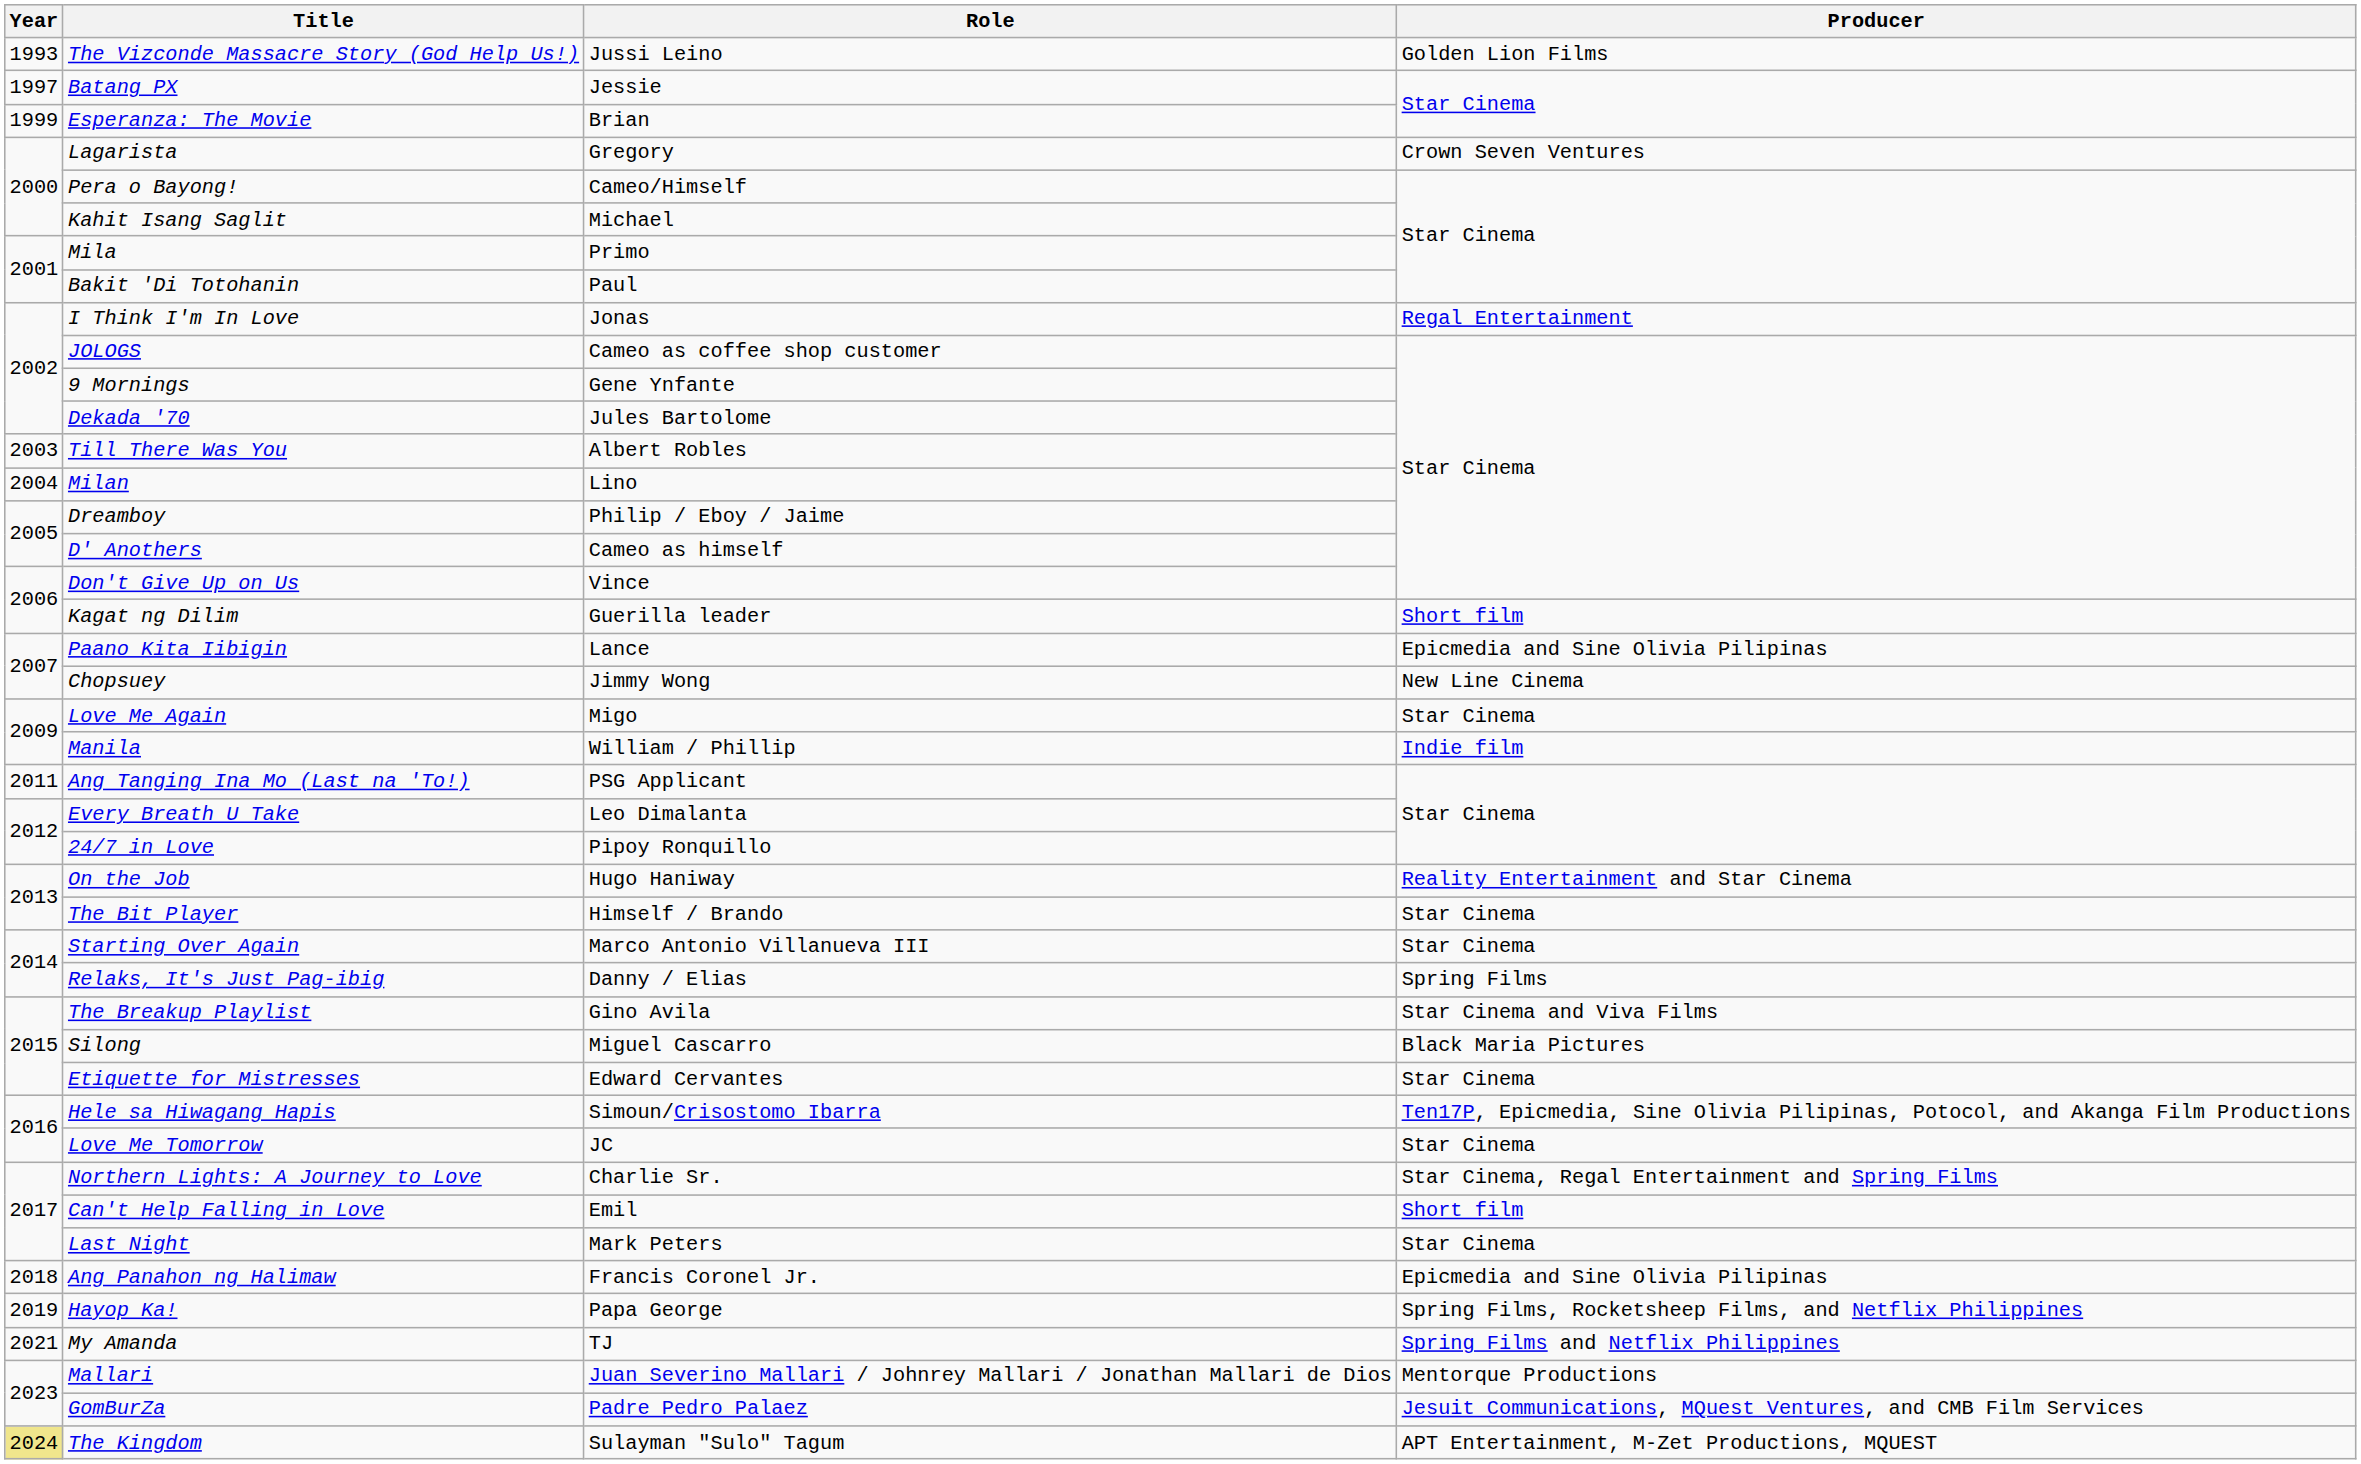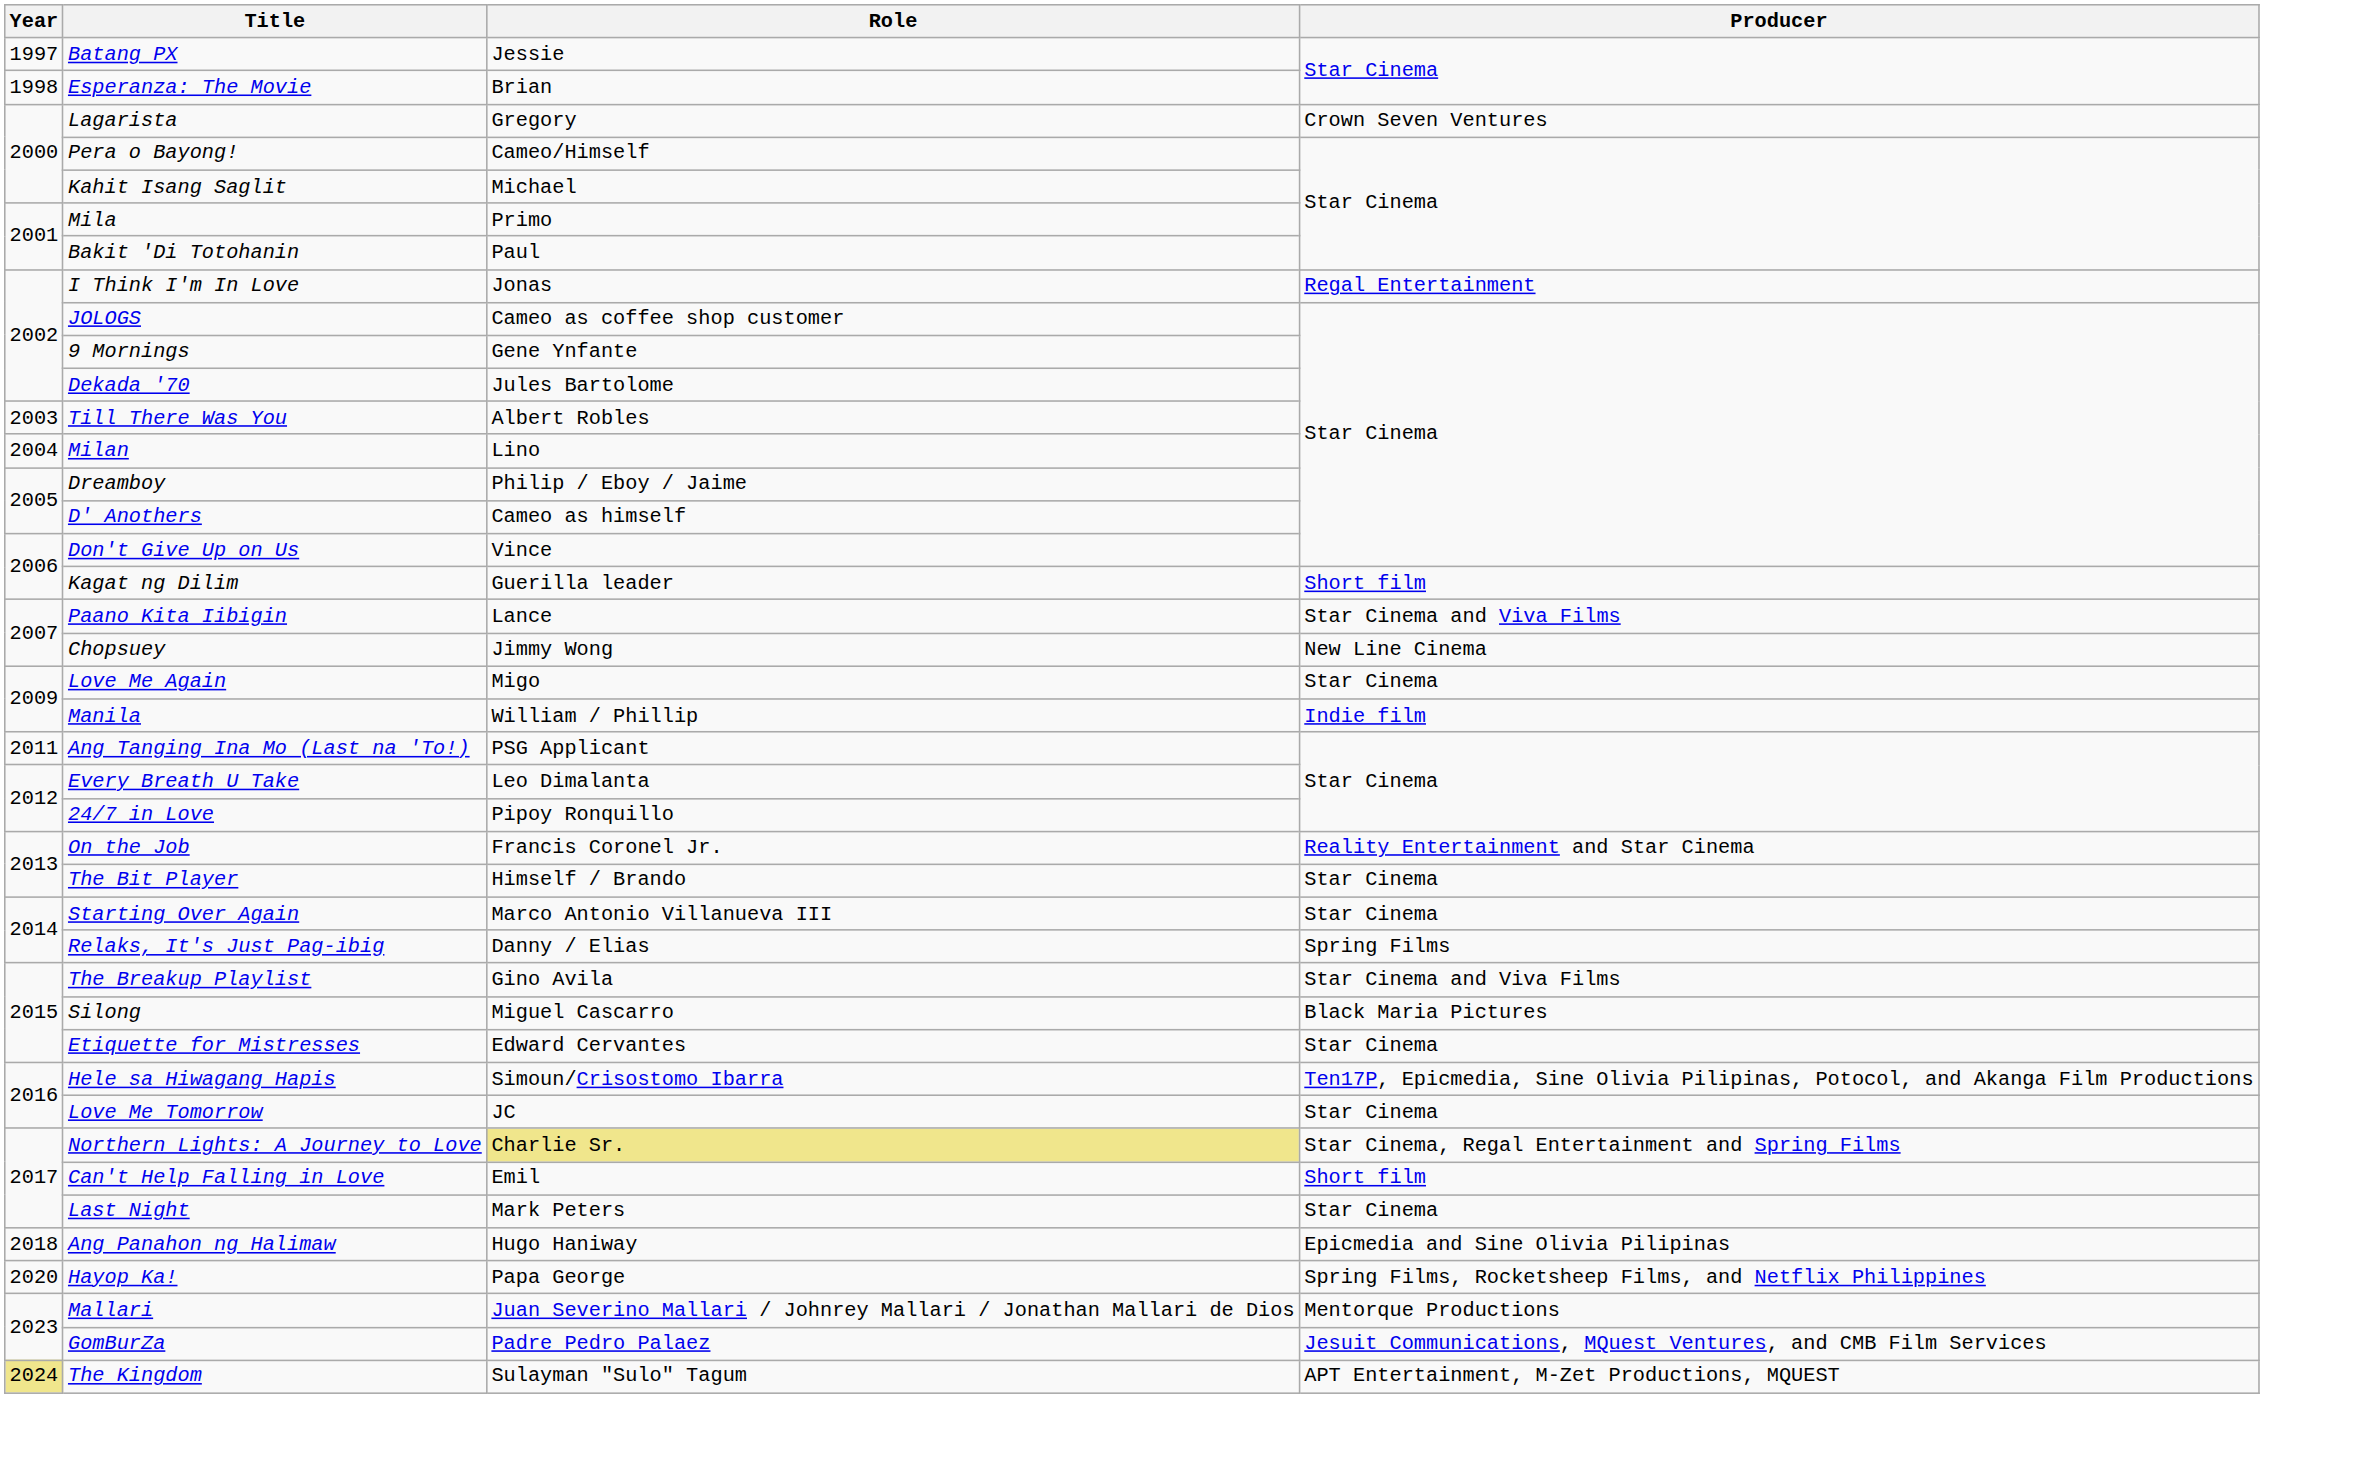- row: (324, 54)
(34, 120) 1999 -> (34, 87) 1998
(1615, 649) Epicmedia and Sine Olivia Pilipinas -> (1463, 616) Star Cinema and Viva Films
(662, 881) Hugo Haniway -> (607, 848) Francis Coronel Jr.
(656, 1178) no background -> (558, 1145) khaki background
(704, 1277) Francis Coronel Jr. -> (564, 1244) Hugo Haniway
(34, 1310) 2019 -> (34, 1277) 2020
- row: (123, 1343)
